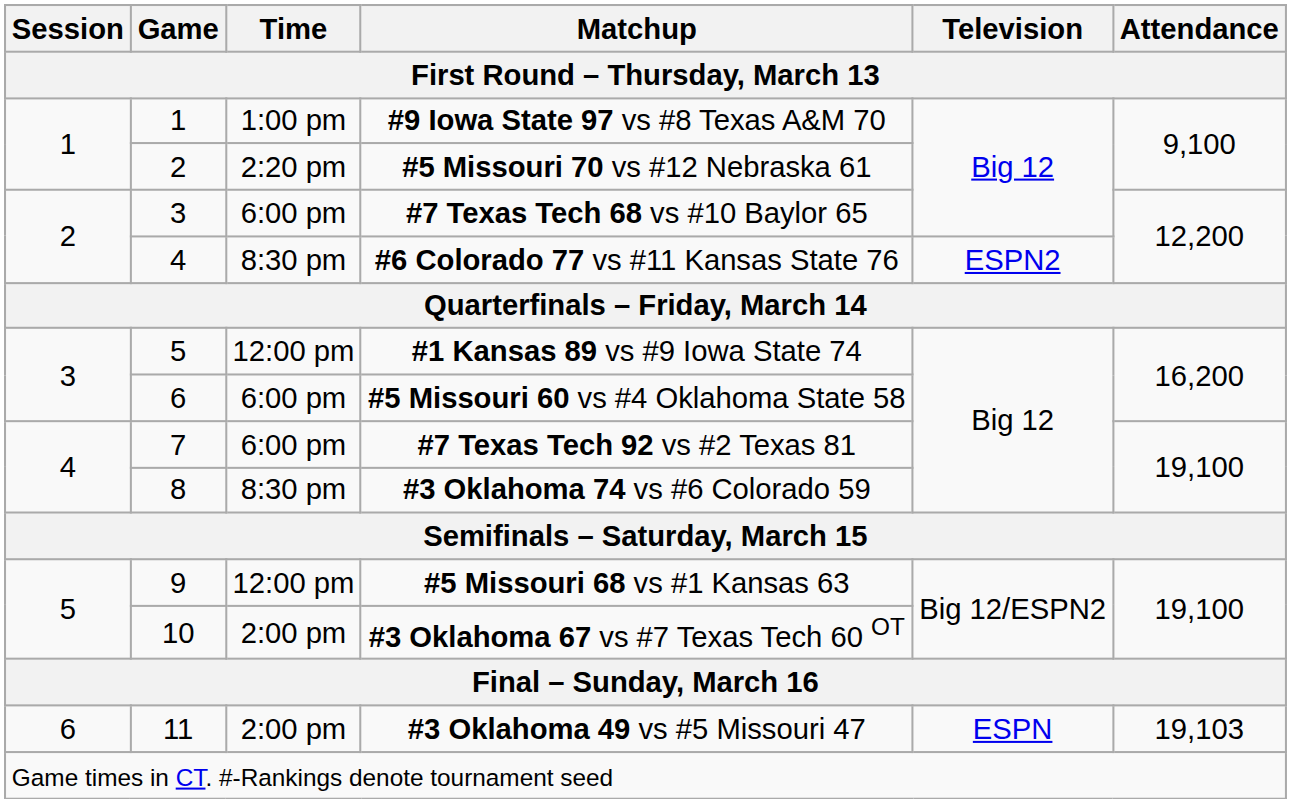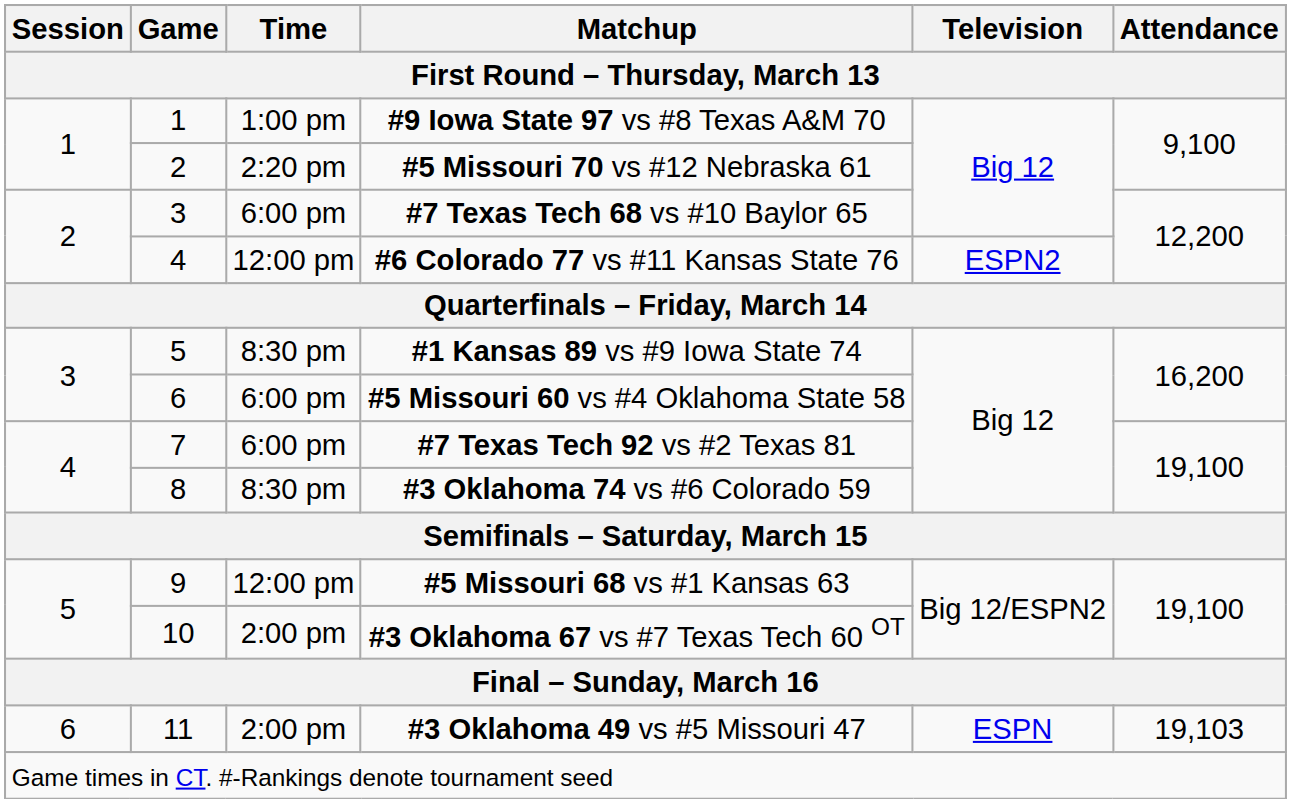(293, 259) 8:30 pm -> (293, 259) 12:00 pm
(293, 352) 12:00 pm -> (293, 352) 8:30 pm
